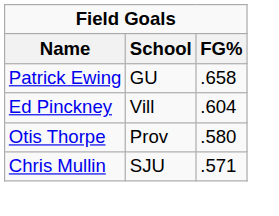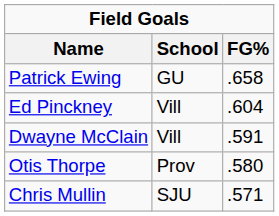+ row: (78, 136)
